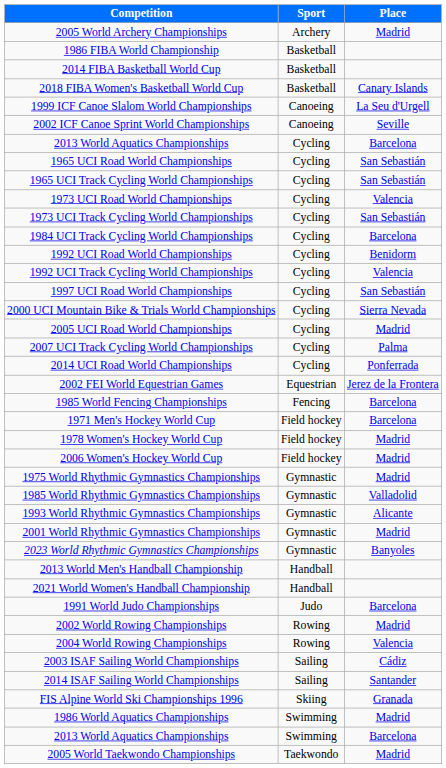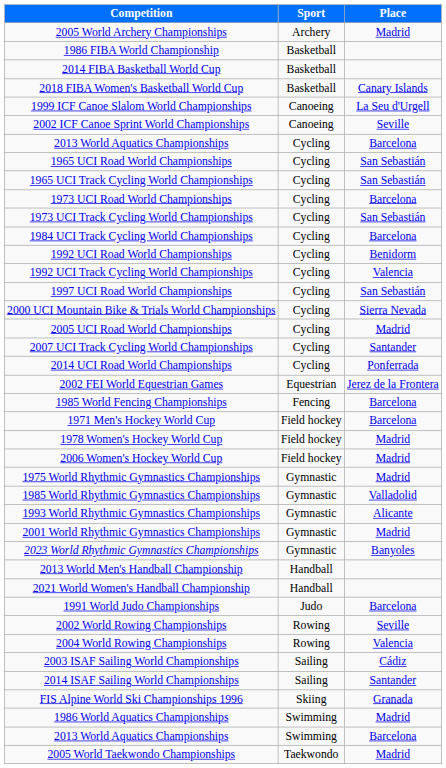(393, 198) Valencia -> (393, 198) Barcelona
(393, 347) Palma -> (393, 347) Santander
(393, 625) Madrid -> (393, 625) Seville
